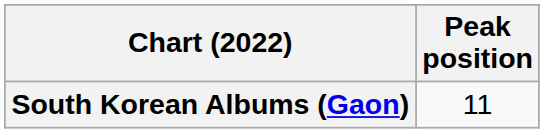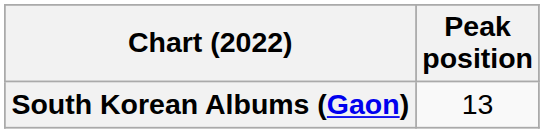(478, 104) 11 -> (478, 104) 13
